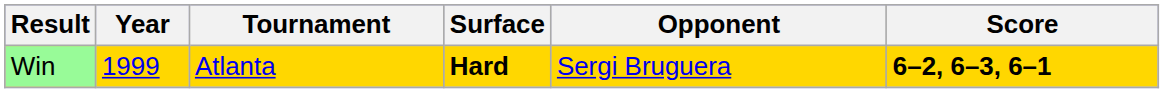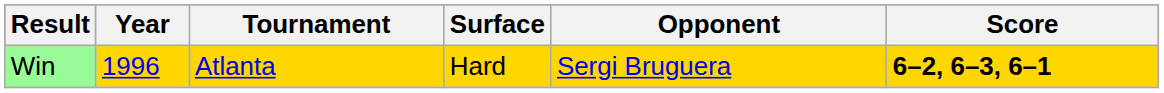(131, 66) 1999 -> (131, 66) 1996
(479, 66) bold -> (478, 66) normal
